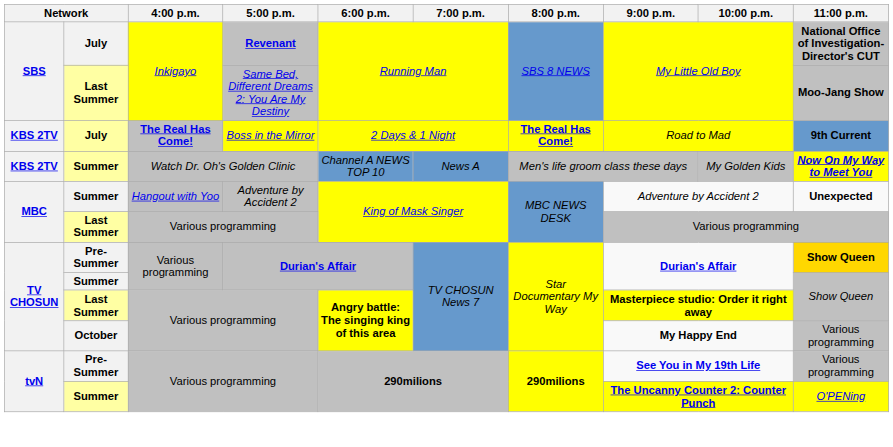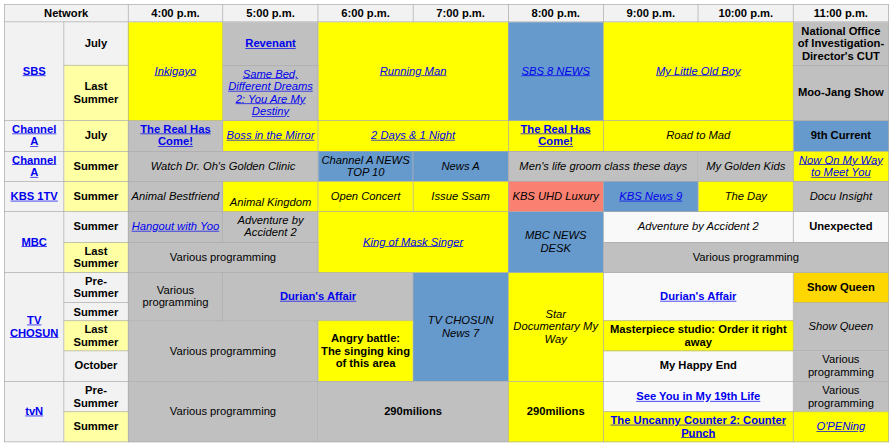(34, 135) KBS 2TV -> (34, 135) Channel A
(34, 166) KBS 2TV -> (34, 166) Channel A
(841, 166) bold -> (841, 166) normal
+ row: (96, 196)
